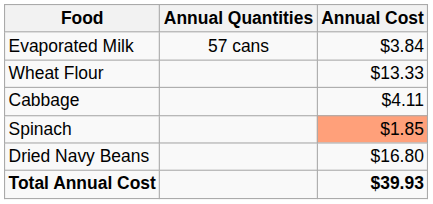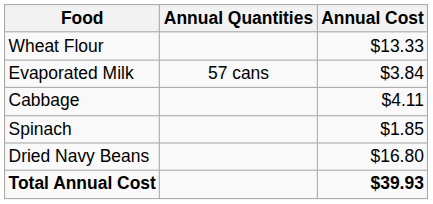rows swapped: (56, 73) <-> (71, 45)
(402, 128) lightsalmon background -> (402, 128) no background
